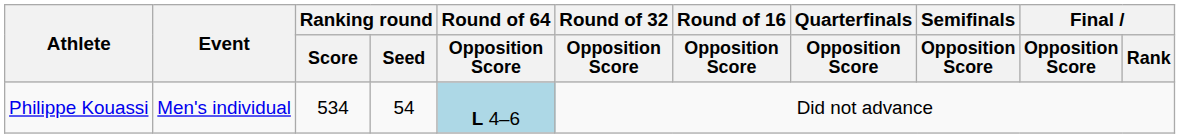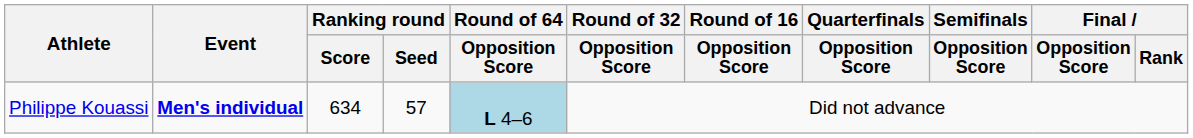(224, 108) normal -> (230, 108) bold
(333, 108) 534 -> (345, 108) 634
(404, 108) 54 -> (416, 108) 57
